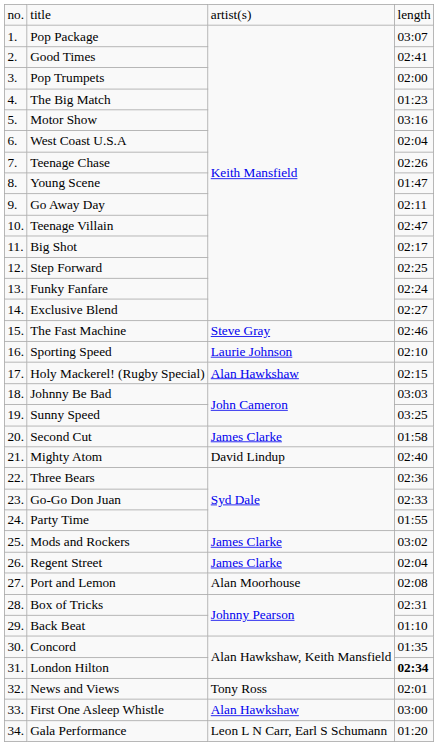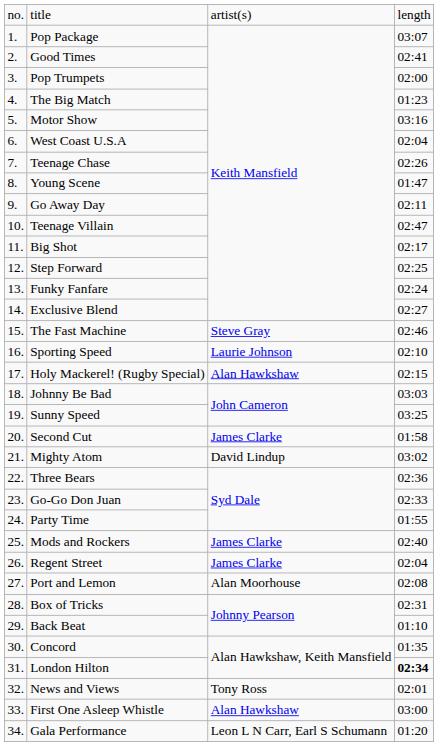(413, 457) 02:40 -> (413, 457) 03:02
(413, 541) 03:02 -> (413, 541) 02:40
